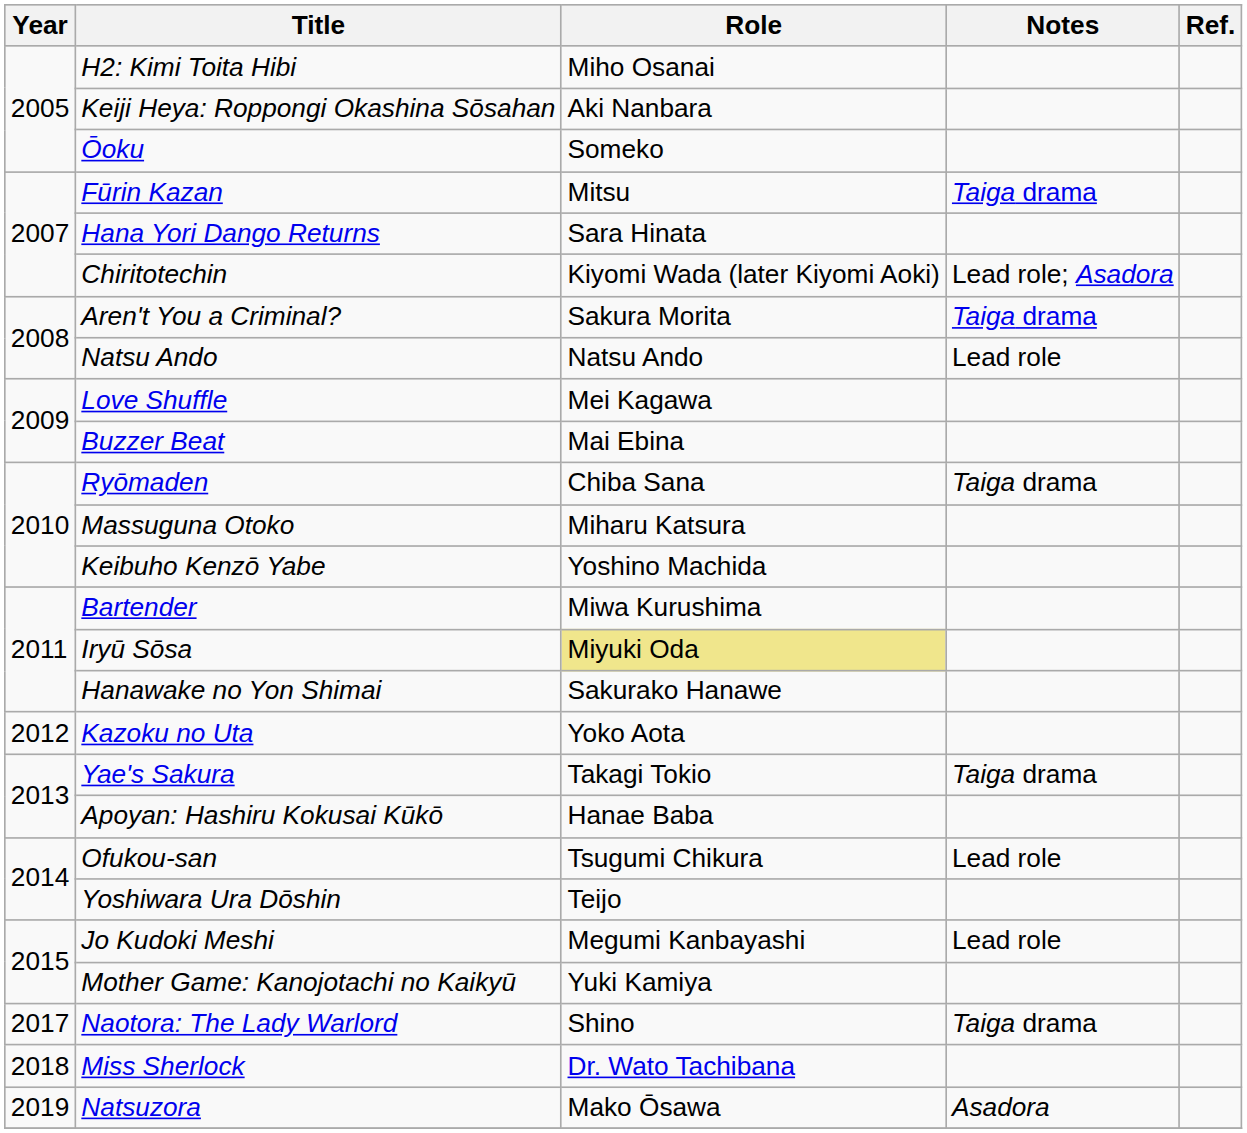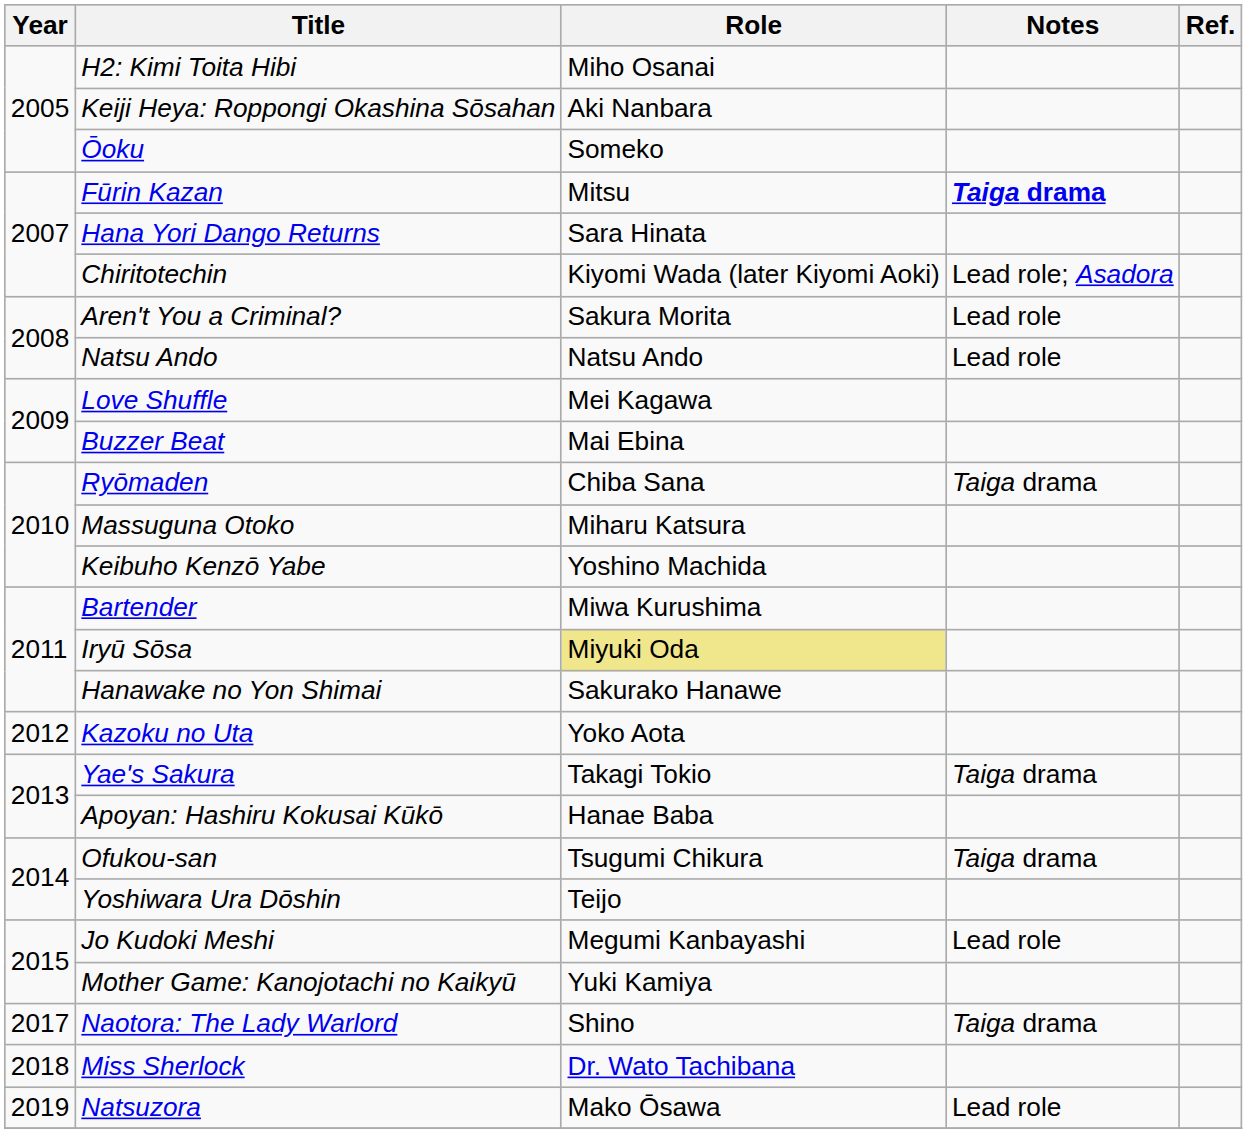(1024, 191) normal -> (1029, 191) bold
(1024, 316) Taiga drama -> (1007, 316) Lead role
(1007, 857) Lead role -> (1024, 857) Taiga drama
(1001, 1107) Asadora -> (1007, 1107) Lead role
